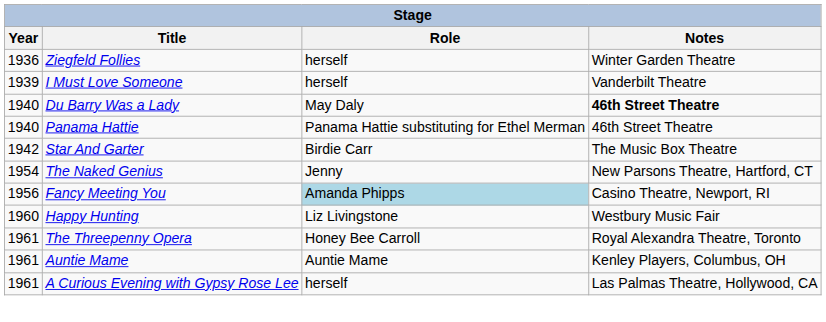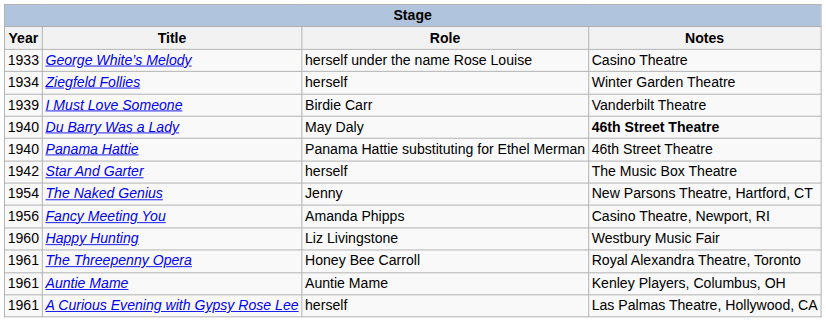+ row: (119, 60)
(23, 60) 1936 -> (23, 82) 1934
(326, 82) herself -> (339, 104) Birdie Carr
(339, 149) Birdie Carr -> (326, 171) herself
(355, 194) lightblue background -> (355, 216) no background
